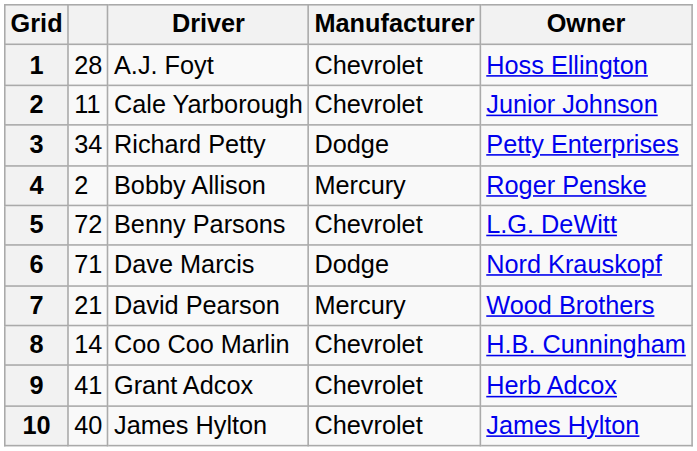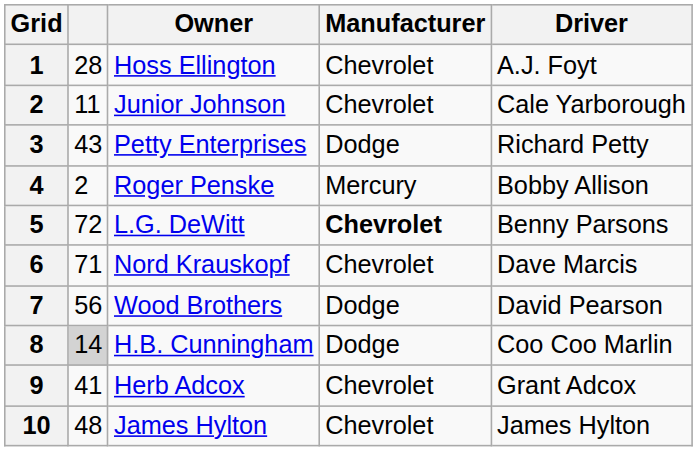columns swapped: (208, 24) <-> (586, 24)
(88, 144) 34 -> (88, 144) 43
(369, 225) normal -> (384, 225) bold
(352, 265) Dodge -> (379, 265) Chevrolet
(88, 305) 21 -> (88, 305) 56
(360, 305) Mercury -> (362, 305) Dodge
(88, 345) no background -> (88, 345) lightgrey background
(369, 345) Chevrolet -> (362, 345) Dodge
(88, 425) 40 -> (88, 425) 48
